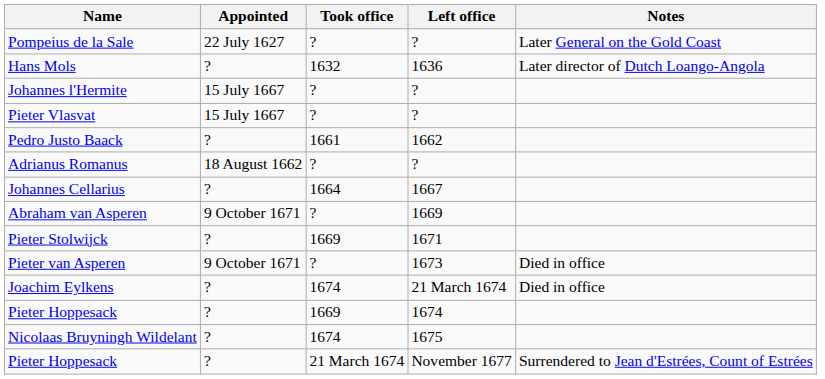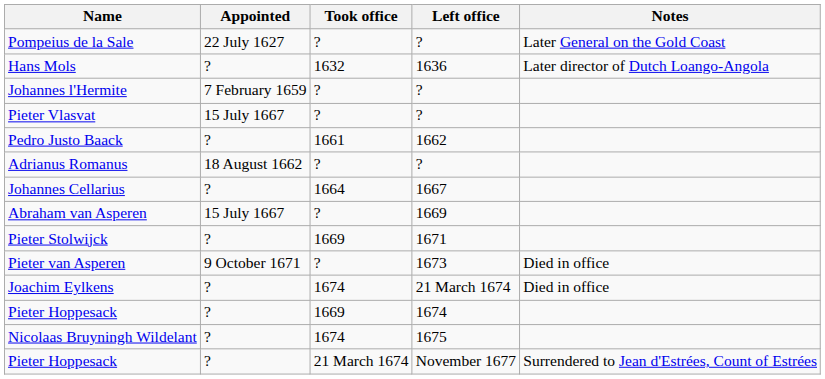(244, 90) 15 July 1667 -> (255, 90) 7 February 1659
(252, 213) 9 October 1671 -> (244, 213) 15 July 1667
